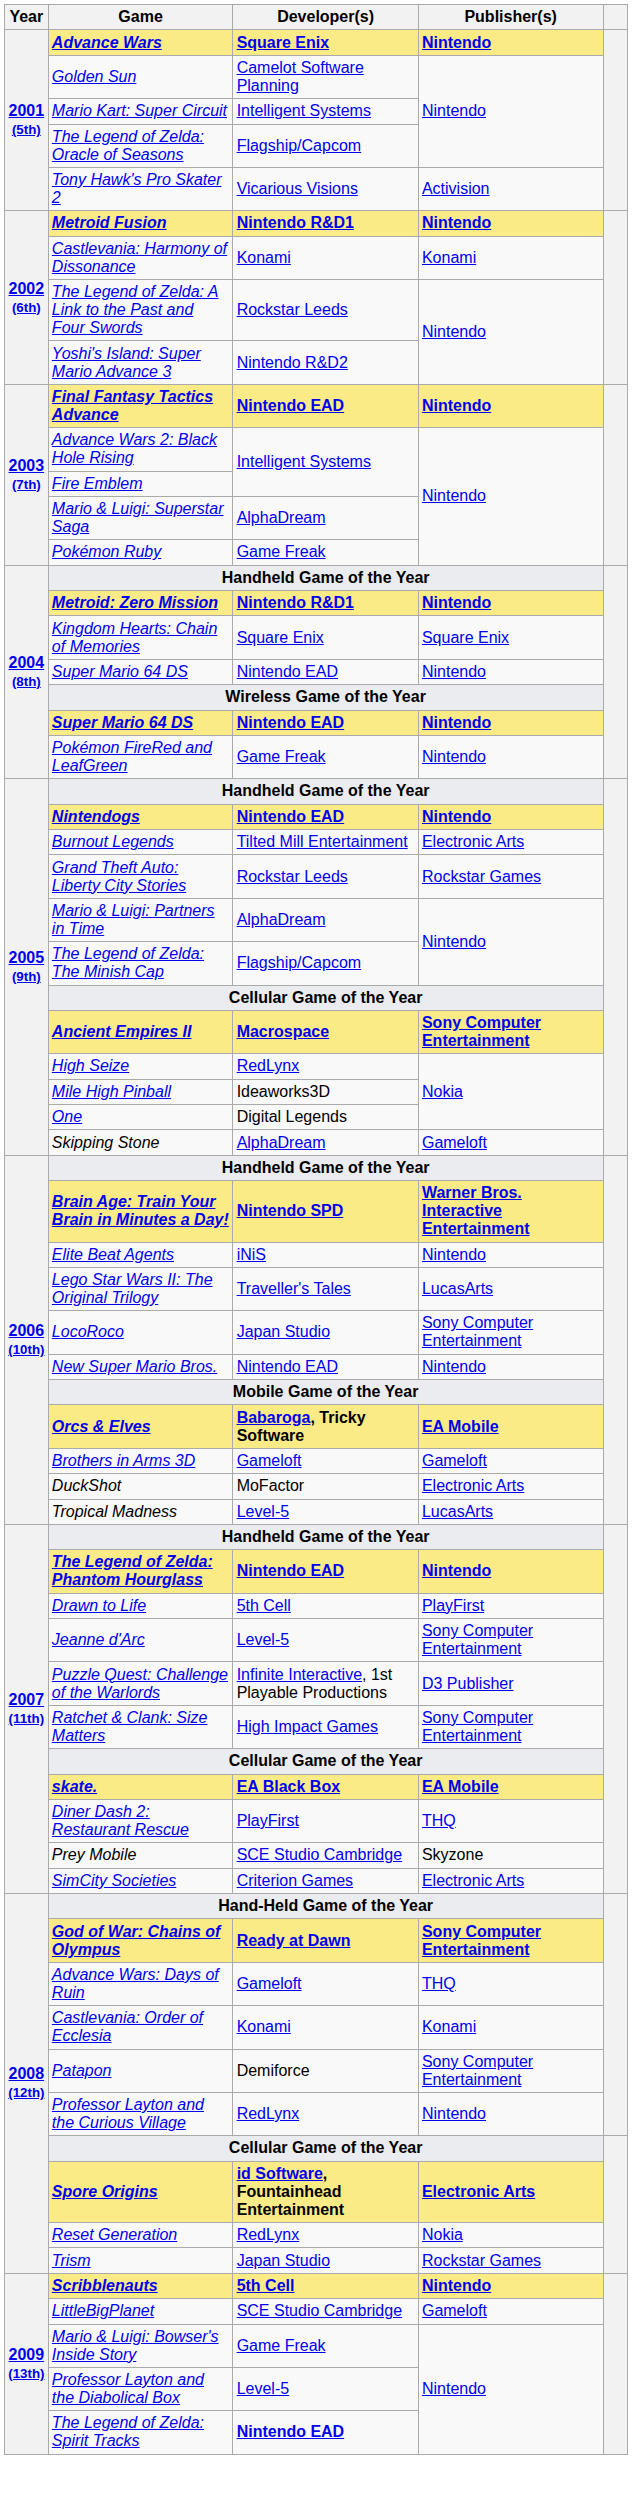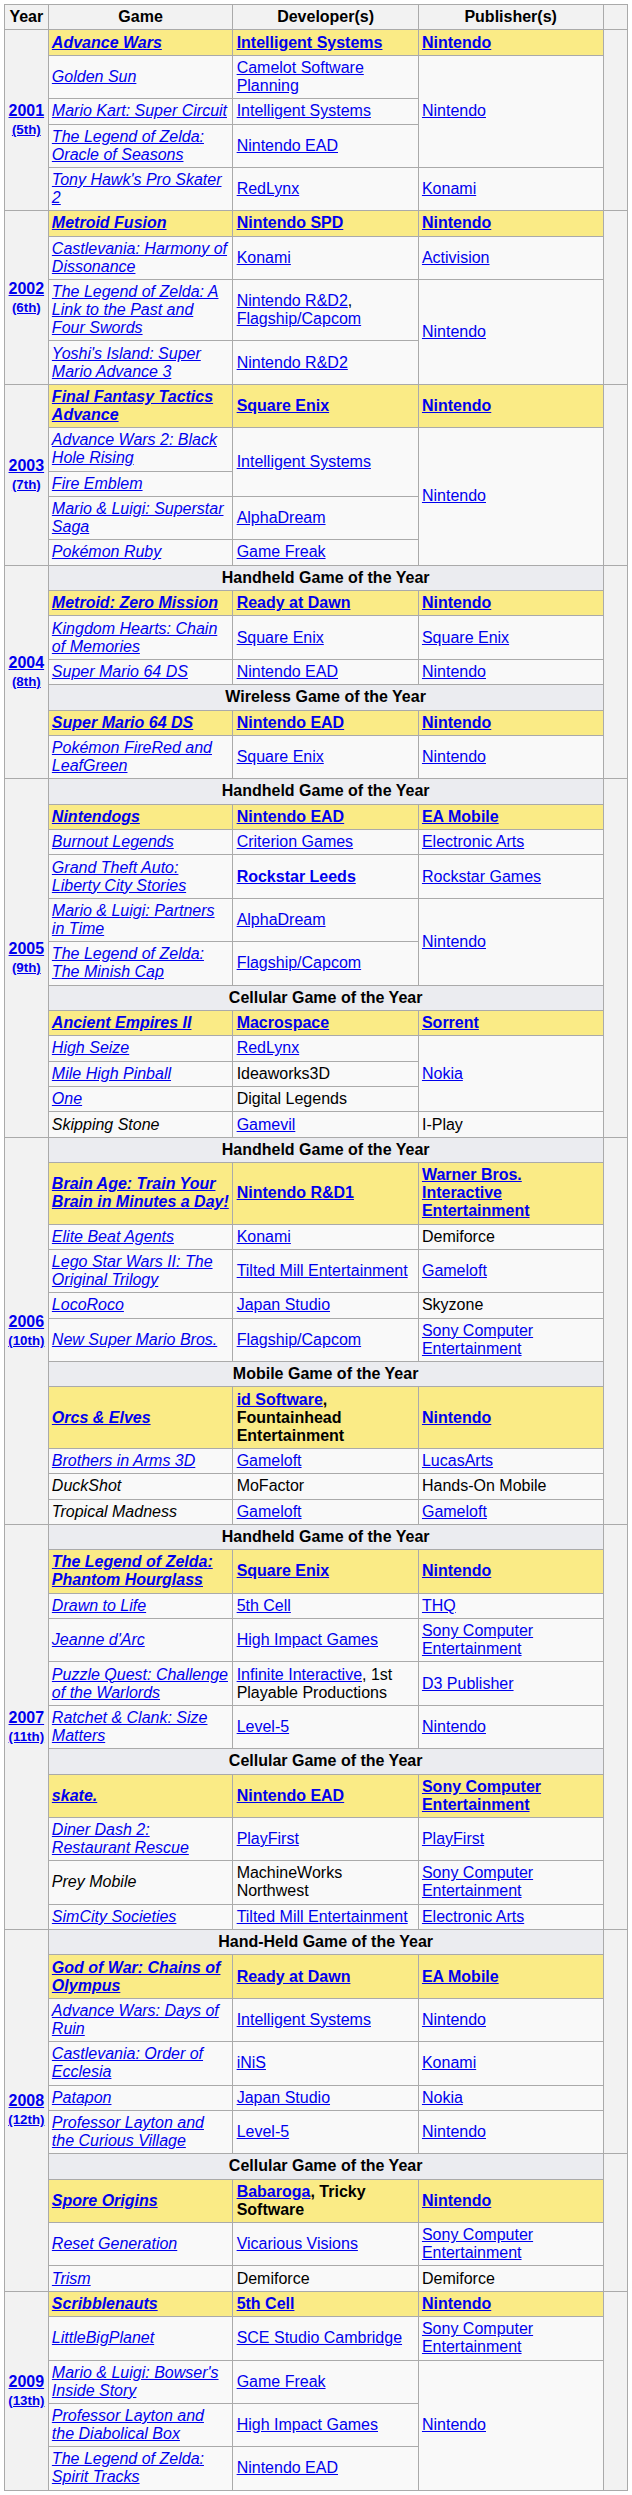(283, 42) Square Enix -> (310, 42) Intelligent Systems
(299, 145) Flagship/Capcom -> (287, 145) Nintendo EAD
(297, 189) Vicarious Visions -> (268, 189) RedLynx
(456, 189) Activision -> (449, 189) Konami
(295, 223) Nintendo R&D1 -> (290, 223) Nintendo SPD
(449, 257) Konami -> (456, 257) Activision
(292, 310) Rockstar Leeds -> (299, 310) Nintendo R&D2, Flagship/Capcom
(290, 405) Nintendo EAD -> (283, 405) Square Enix
(295, 603) Nintendo R&D1 -> (294, 603) Ready at Dawn
(281, 757) Game Freak -> (280, 757) Square Enix
(457, 816) Nintendo -> (460, 816) EA Mobile
(322, 842) Tilted Mill Entertainment -> (295, 842) Criterion Games
(292, 876) normal -> (296, 876) bold
(482, 1032) Sony Computer Entertainment -> (450, 1023) Sorrent
(281, 1142) AlphaDream -> (266, 1124) Gamevil
(454, 1142) Gameloft -> (442, 1124) I-Play
(290, 1211) Nintendo SPD -> (295, 1193) Nintendo R&D1
(251, 1254) iNiS -> (264, 1236) Konami
(454, 1254) Nintendo -> (458, 1236) Demiforce
(294, 1289) Traveller's Tales -> (322, 1271) Tilted Mill Entertainment
(458, 1289) LucasArts -> (454, 1271) Gameloft
(478, 1332) Sony Computer Entertainment -> (453, 1305) Skyzone
(287, 1366) Nintendo EAD -> (299, 1339) Flagship/Capcom
(454, 1366) Nintendo -> (478, 1339) Sony Computer Entertainment
(301, 1426) Babaroga, Tricky Software -> (290, 1417) id Software, Fountainhead Entertainment
(460, 1426) EA Mobile -> (457, 1417) Nintendo
(454, 1460) Gameloft -> (458, 1460) LucasArts
(473, 1486) Electronic Arts -> (484, 1486) Hands-On Mobile
(263, 1511) Level-5 -> (269, 1511) Gameloft
(458, 1511) LucasArts -> (454, 1511) Gameloft
(290, 1571) Nintendo EAD -> (283, 1571) Square Enix
(453, 1605) PlayFirst -> (439, 1605) THQ
(263, 1640) Level-5 -> (307, 1640) High Impact Games
(307, 1726) High Impact Games -> (263, 1726) Level-5
(478, 1726) Sony Computer Entertainment -> (454, 1726) Nintendo
(288, 1786) EA Black Box -> (290, 1795) Nintendo EAD
(460, 1786) EA Mobile -> (482, 1795) Sony Computer Entertainment
(439, 1821) THQ -> (453, 1839) PlayFirst
(319, 1855) SCE Studio Cambridge -> (289, 1882) MachineWorks Northwest
(453, 1855) Skyzone -> (478, 1882) Sony Computer Entertainment
(295, 1880) Criterion Games -> (322, 1916) Tilted Mill Entertainment
(482, 1940) Sony Computer Entertainment -> (460, 1976) EA Mobile
(269, 1983) Gameloft -> (304, 2019) Intelligent Systems
(439, 1983) THQ -> (454, 2019) Nintendo
(264, 2027) Konami -> (251, 2063) iNiS
(273, 2070) Demiforce -> (283, 2097) Japan Studio
(478, 2070) Sony Computer Entertainment -> (442, 2097) Nokia
(268, 2114) RedLynx -> (263, 2132) Level-5
(290, 2191) id Software, Fountainhead Entertainment -> (301, 2200) Babaroga, Tricky Software
(479, 2191) Electronic Arts -> (457, 2200) Nintendo
(268, 2235) RedLynx -> (297, 2244) Vicarious Visions
(442, 2235) Nokia -> (478, 2244) Sony Computer Entertainment
(283, 2260) Japan Studio -> (273, 2278) Demiforce
(482, 2260) Rockstar Games -> (458, 2278) Demiforce
(454, 2311) Gameloft -> (478, 2338) Sony Computer Entertainment
(263, 2389) Level-5 -> (307, 2425) High Impact Games
(290, 2432) bold -> (287, 2468) normal
